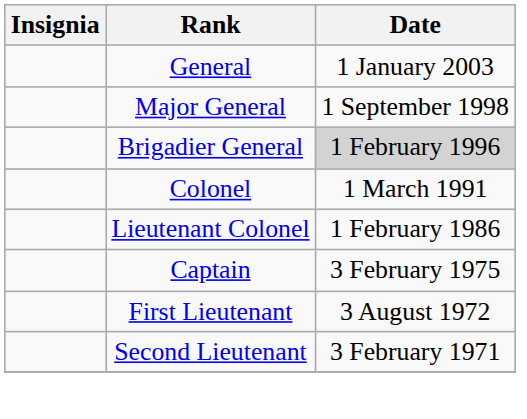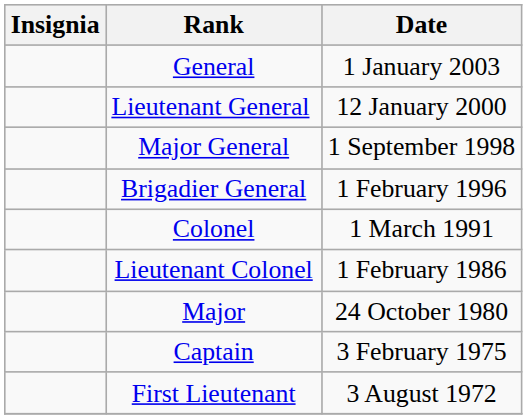+ row: (214, 106)
(415, 147) lightgrey background -> (422, 188) no background
+ row: (214, 310)
- row: (210, 351)
